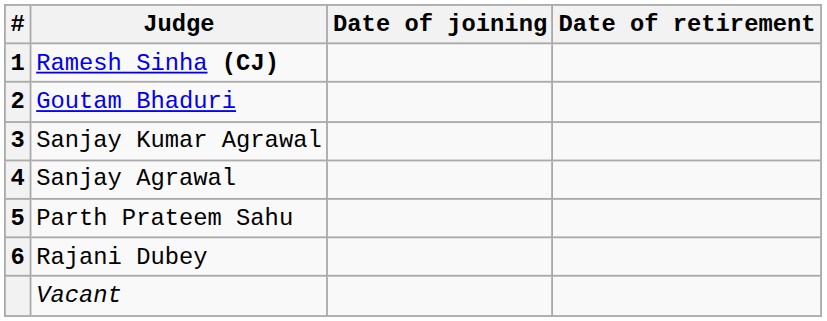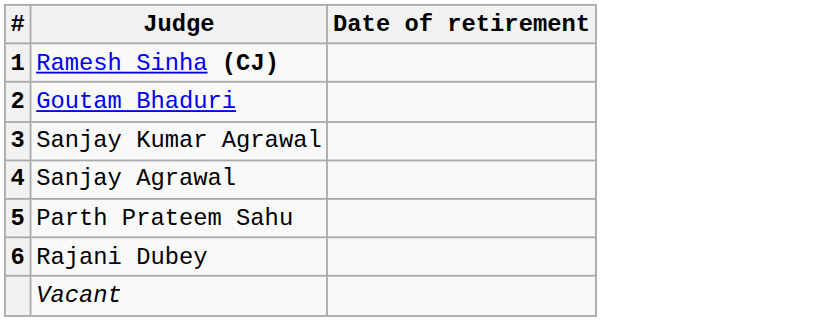- column: (440, 24)
